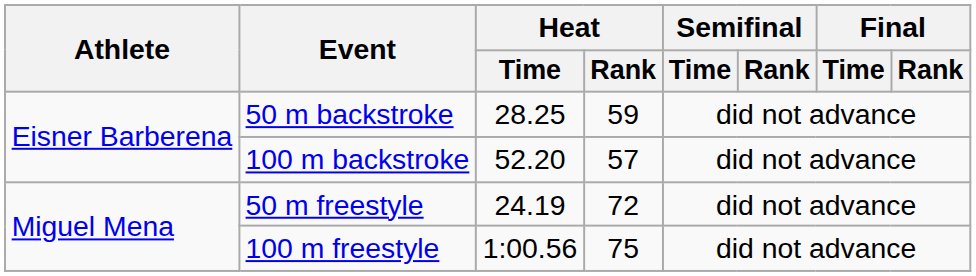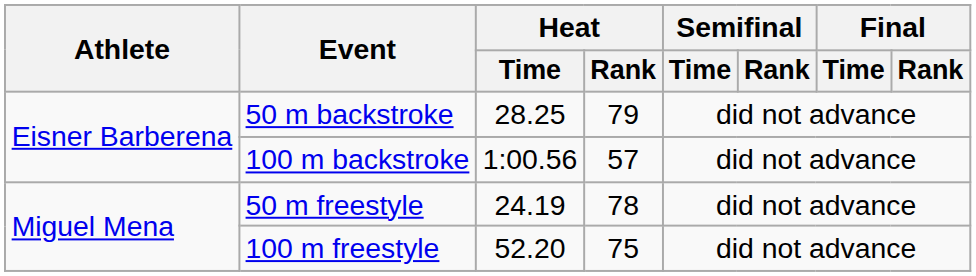(623, 115) 59 -> (623, 115) 79
(530, 160) 52.20 -> (530, 160) 1:00.56
(623, 205) 72 -> (623, 205) 78
(530, 249) 1:00.56 -> (530, 249) 52.20
